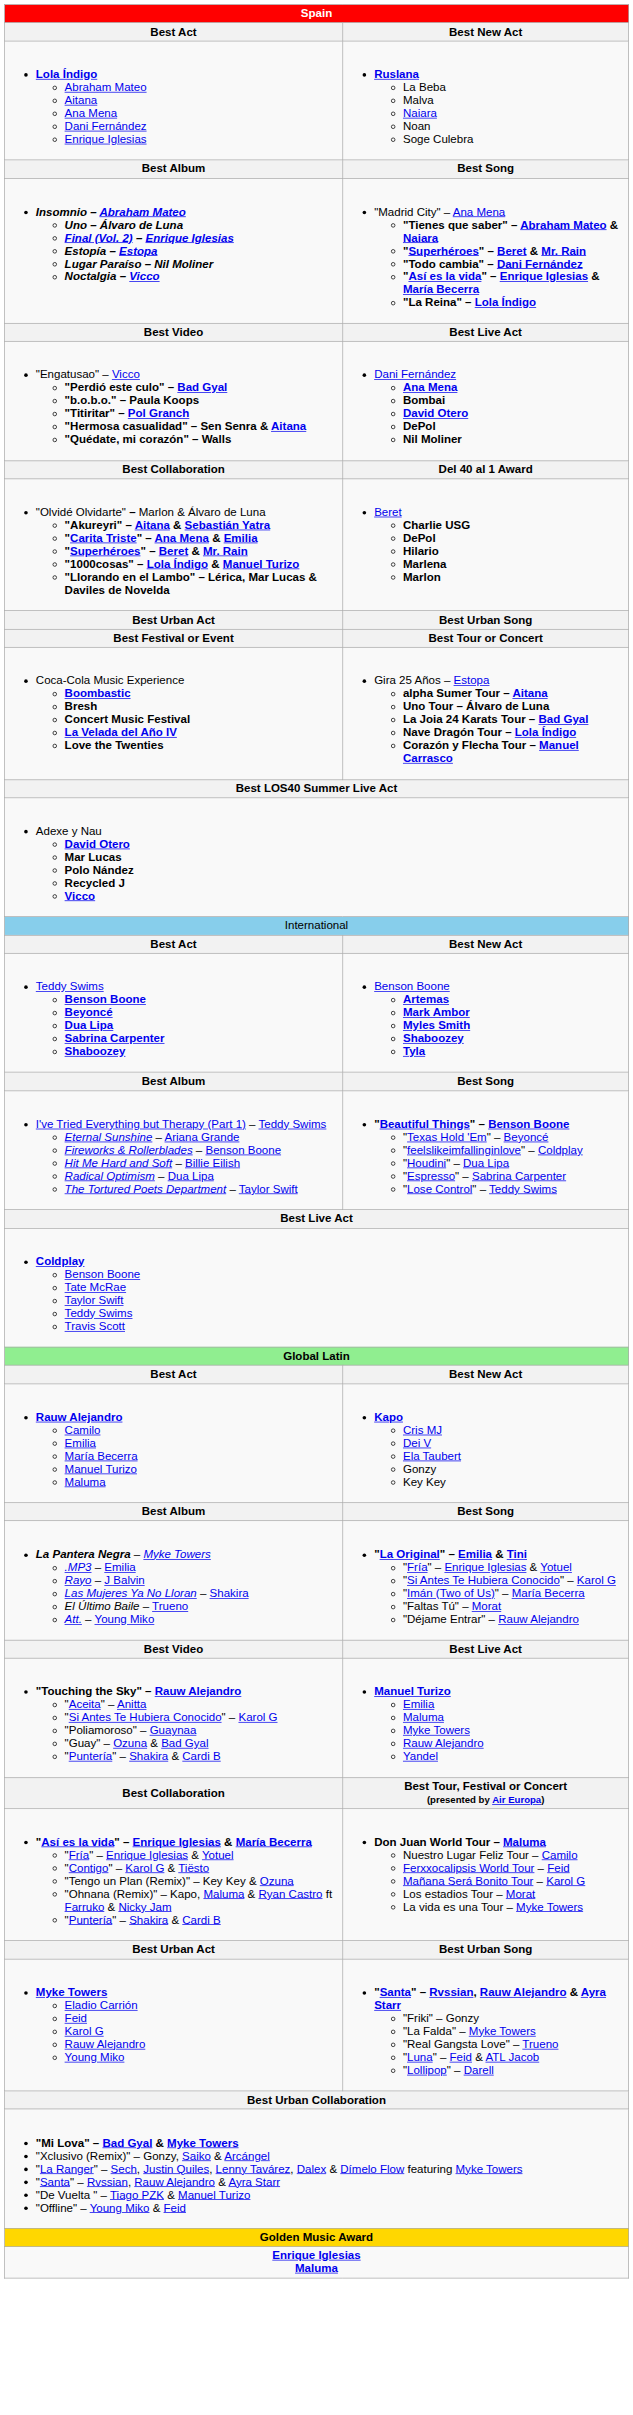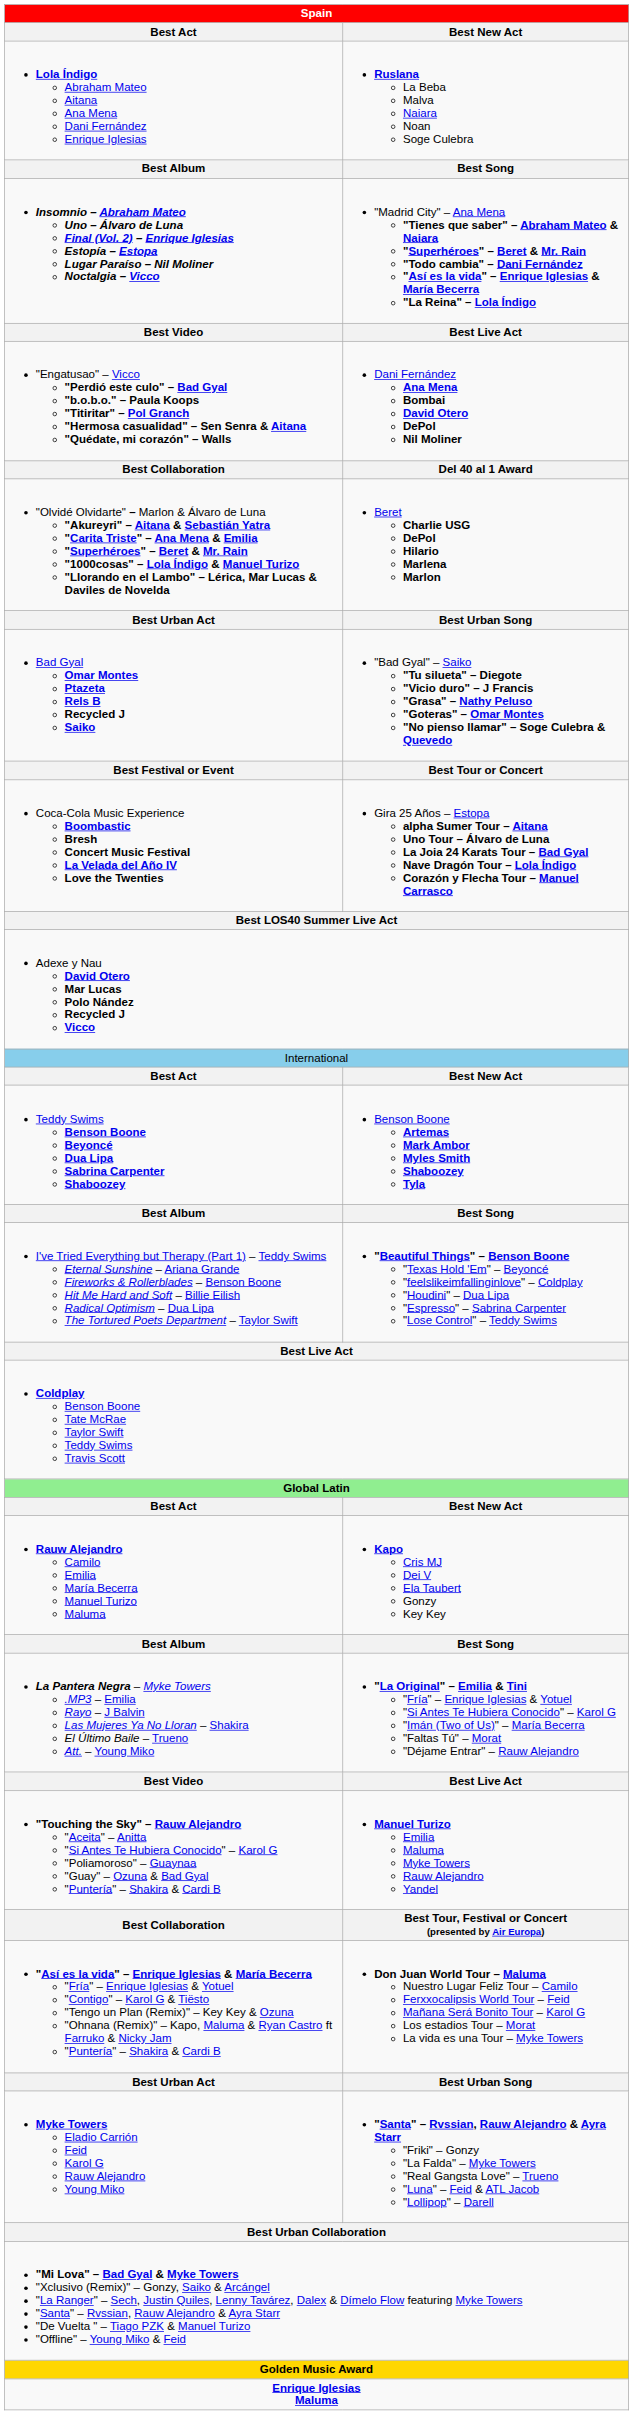+ row: (174, 695)
